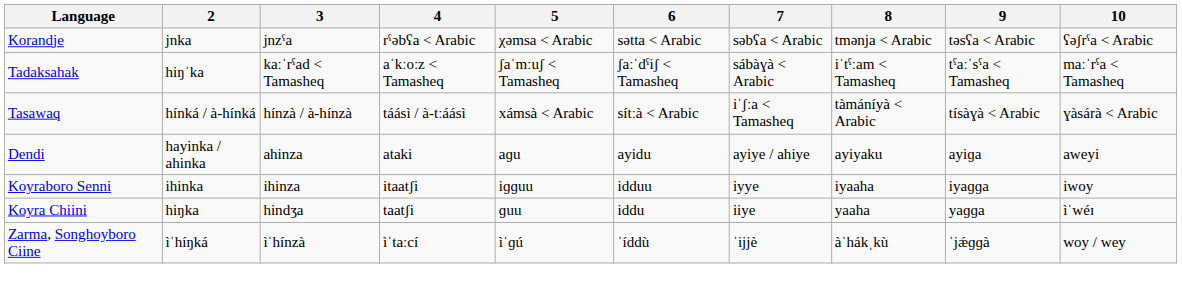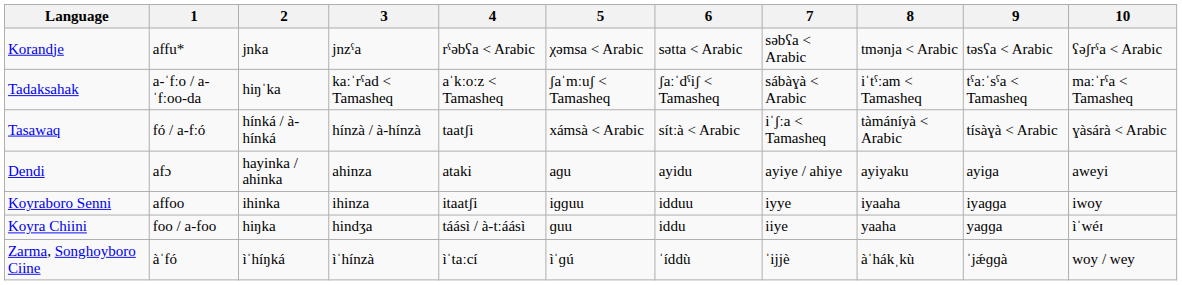+ column: (194, 16)
(424, 113) táásì / à-tːáásì -> (458, 130) taatʃi
(398, 210) taatʃi -> (484, 227) táásì / à-tːáásì
